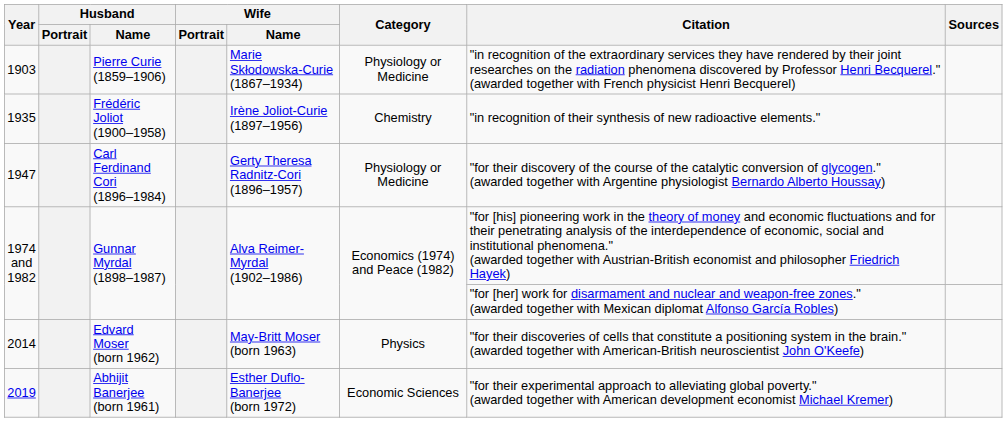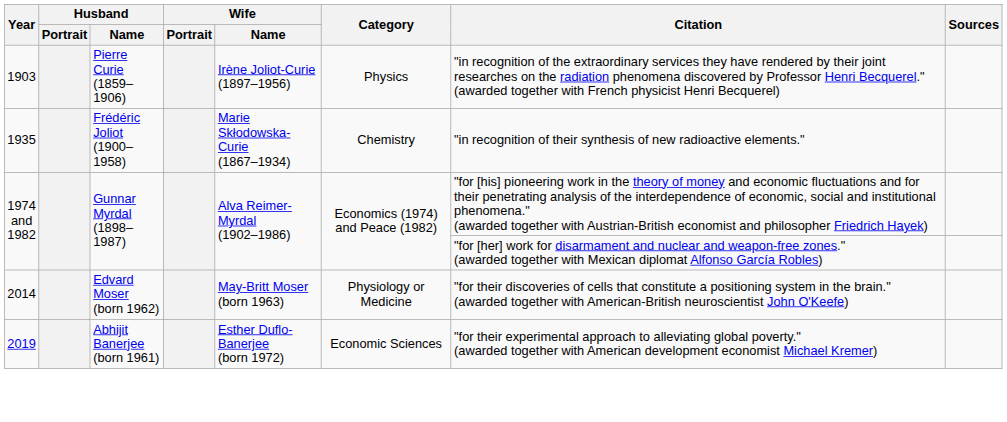(282, 69) Marie Skłodowska-Curie (1867–1934) -> (267, 76) Irène Joliot-Curie (1897–1956)
(403, 69) Physiology or Medicine -> (386, 76) Physics
(279, 118) Irène Joliot-Curie (1897–1956) -> (254, 140) Marie Skłodowska-Curie (1867–1934)
- row: (22, 175)
(403, 343) Physics -> (386, 294) Physiology or Medicine
